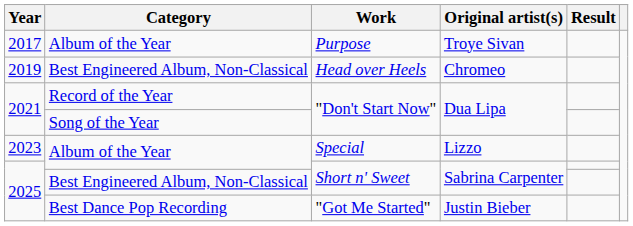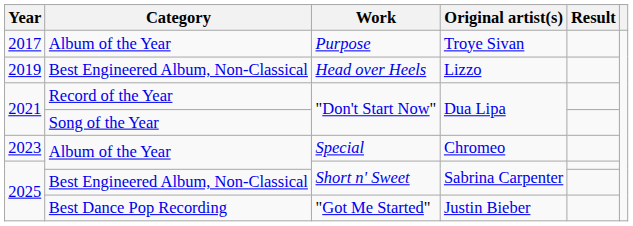(475, 69) Chromeo -> (463, 69) Lizzo
(463, 148) Lizzo -> (475, 148) Chromeo
